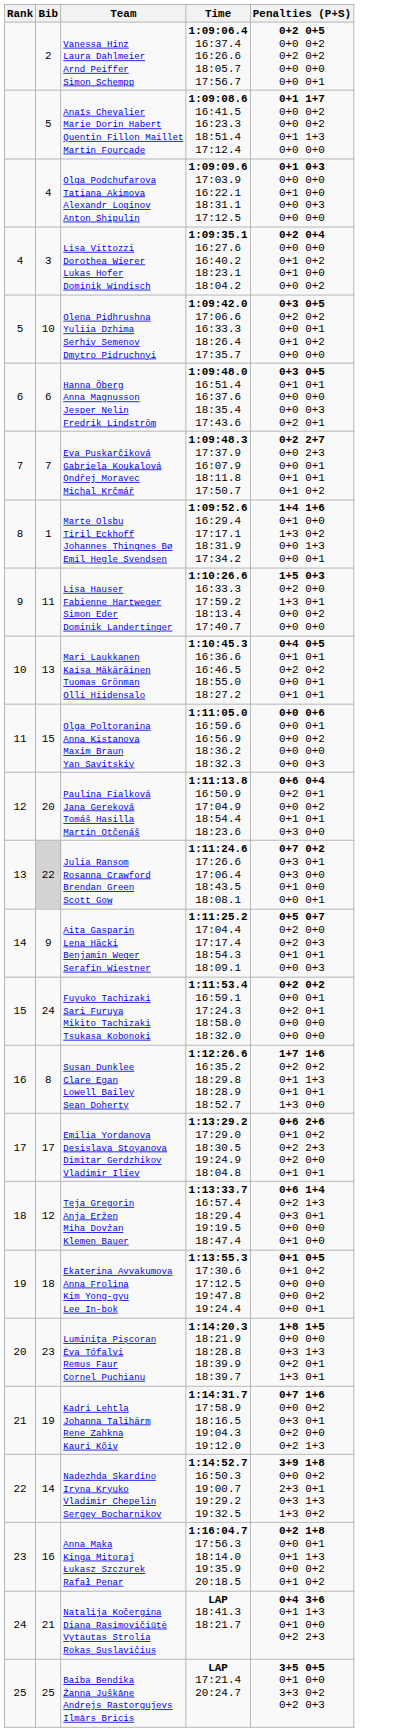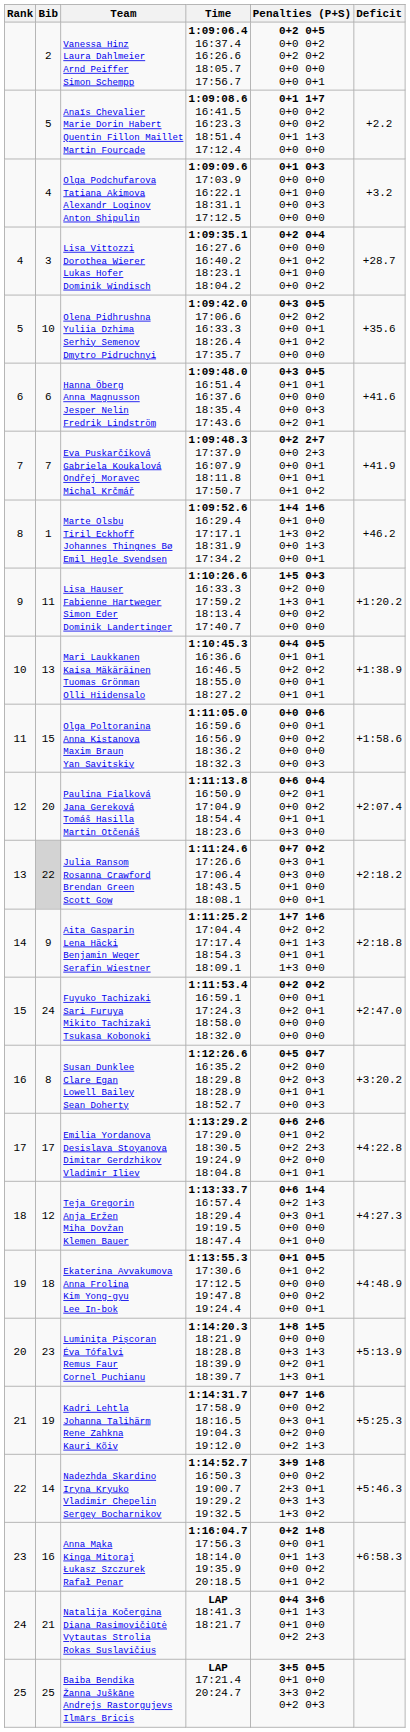+ column: (379, 13)
(302, 943) 0+5 0+7 0+2 0+0 0+2 0+3 0+1 0+1 0+0 0+3 -> (302, 943) 1+7 1+6 0+2 0+2 0+1 1+3 0+1 0+1 1+3 0+0
(302, 1079) 1+7 1+6 0+2 0+2 0+1 1+3 0+1 0+1 1+3 0+0 -> (302, 1079) 0+5 0+7 0+2 0+0 0+2 0+3 0+1 0+1 0+0 0+3
